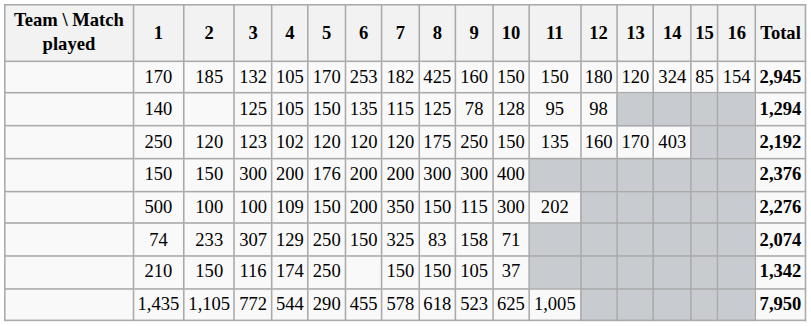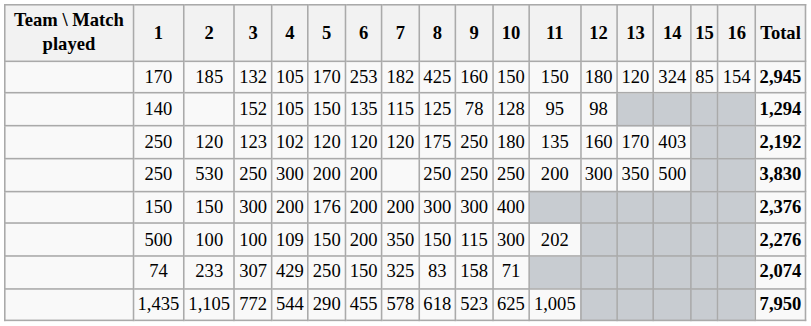(253, 109) 125 -> (253, 109) 152
(511, 141) 150 -> (511, 141) 180
+ row: (158, 174)
(290, 239) 129 -> (290, 271) 429
- row: (158, 271)
